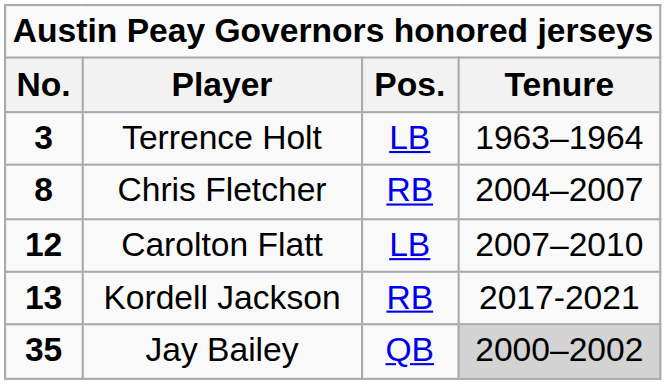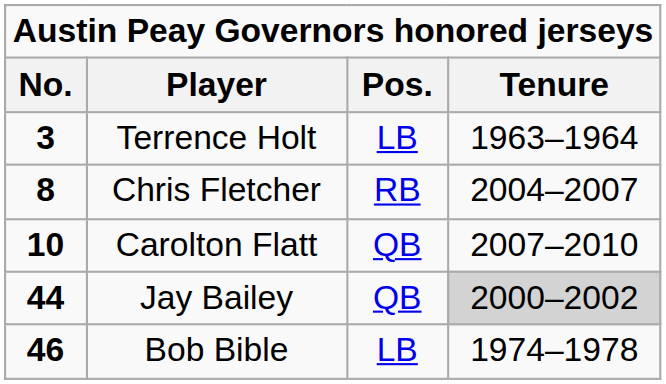(44, 244) 12 -> (45, 244) 10
(410, 244) LB -> (397, 244) QB
- row: (222, 297)
(44, 350) 35 -> (45, 297) 44
+ row: (216, 350)
